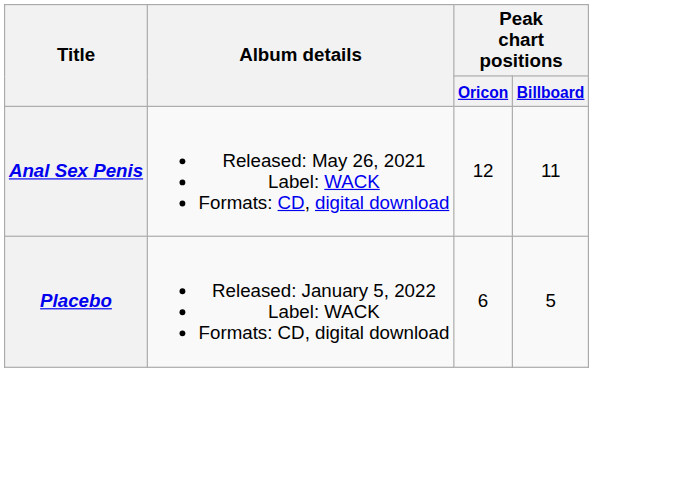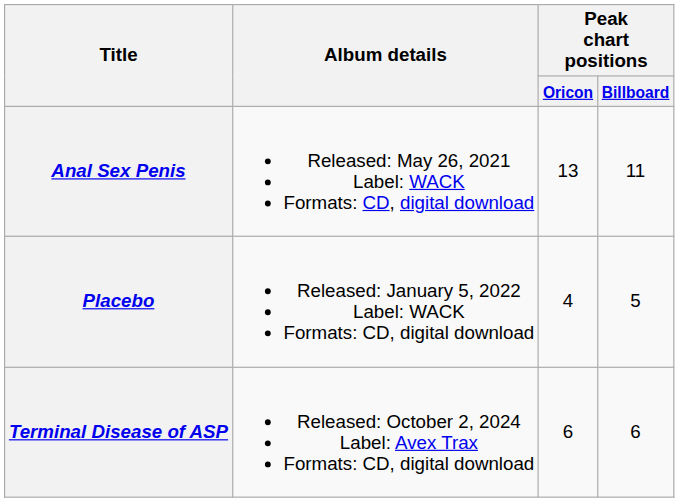(483, 171) 12 -> (568, 171) 13
(483, 301) 6 -> (568, 301) 4
+ row: (118, 431)
